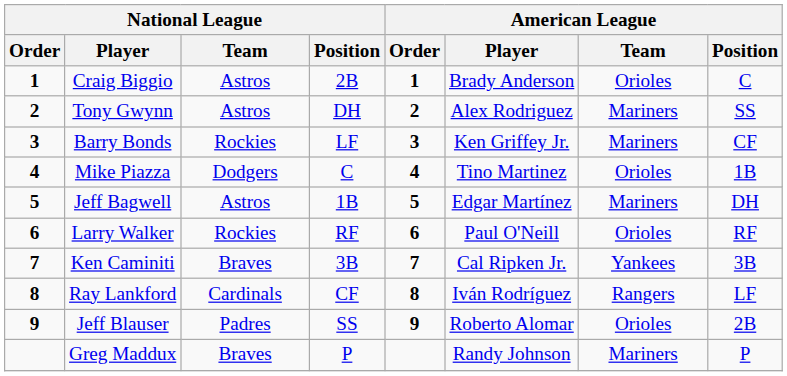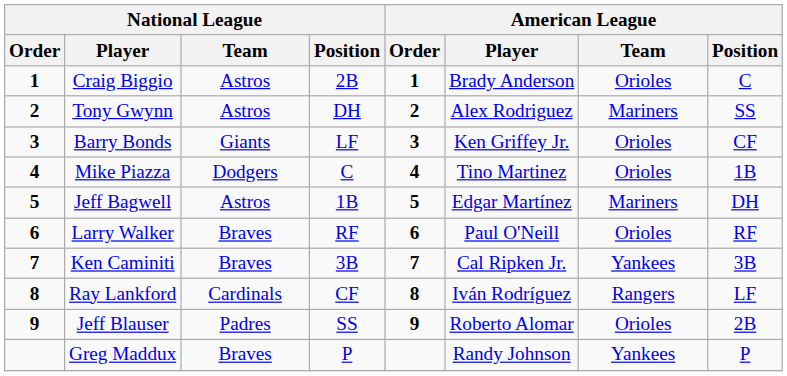(245, 141) Rockies -> (245, 141) Giants
(643, 141) Mariners -> (643, 141) Orioles
(245, 232) Rockies -> (245, 232) Braves
(643, 354) Mariners -> (643, 354) Yankees
